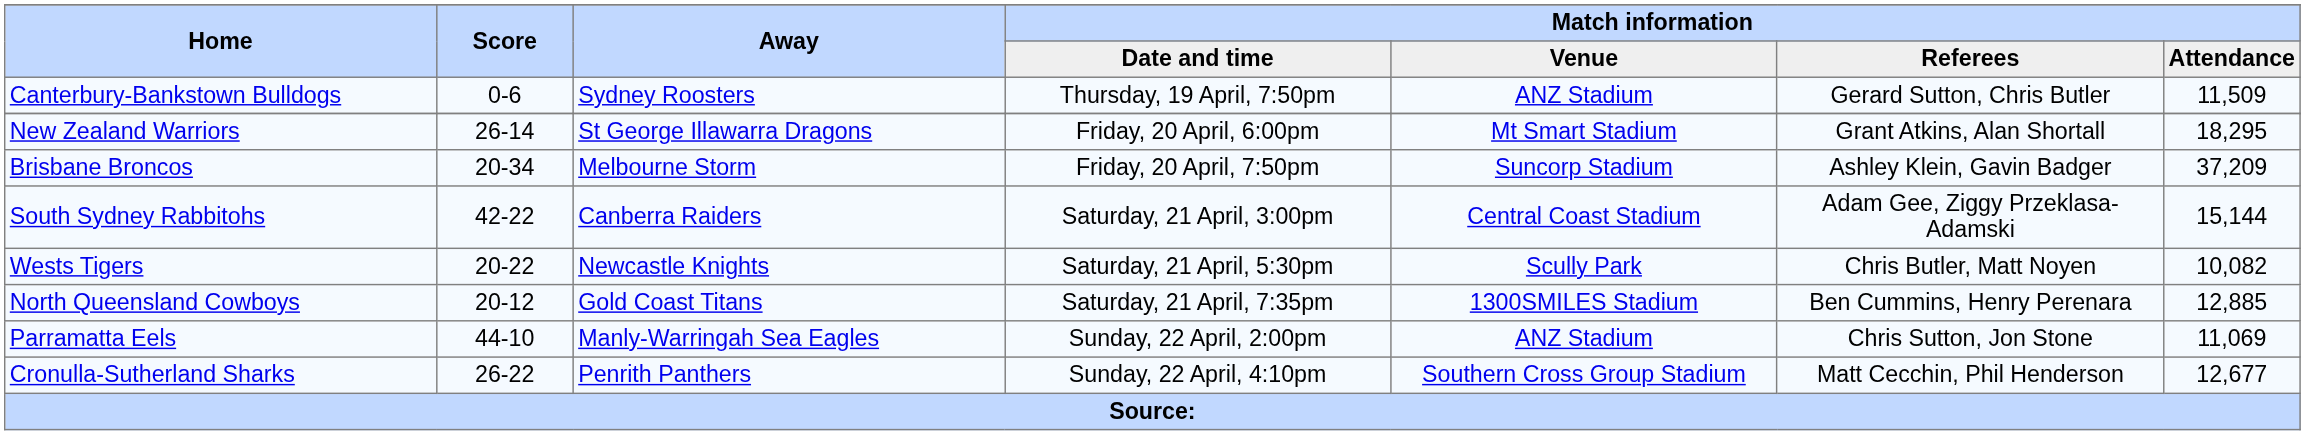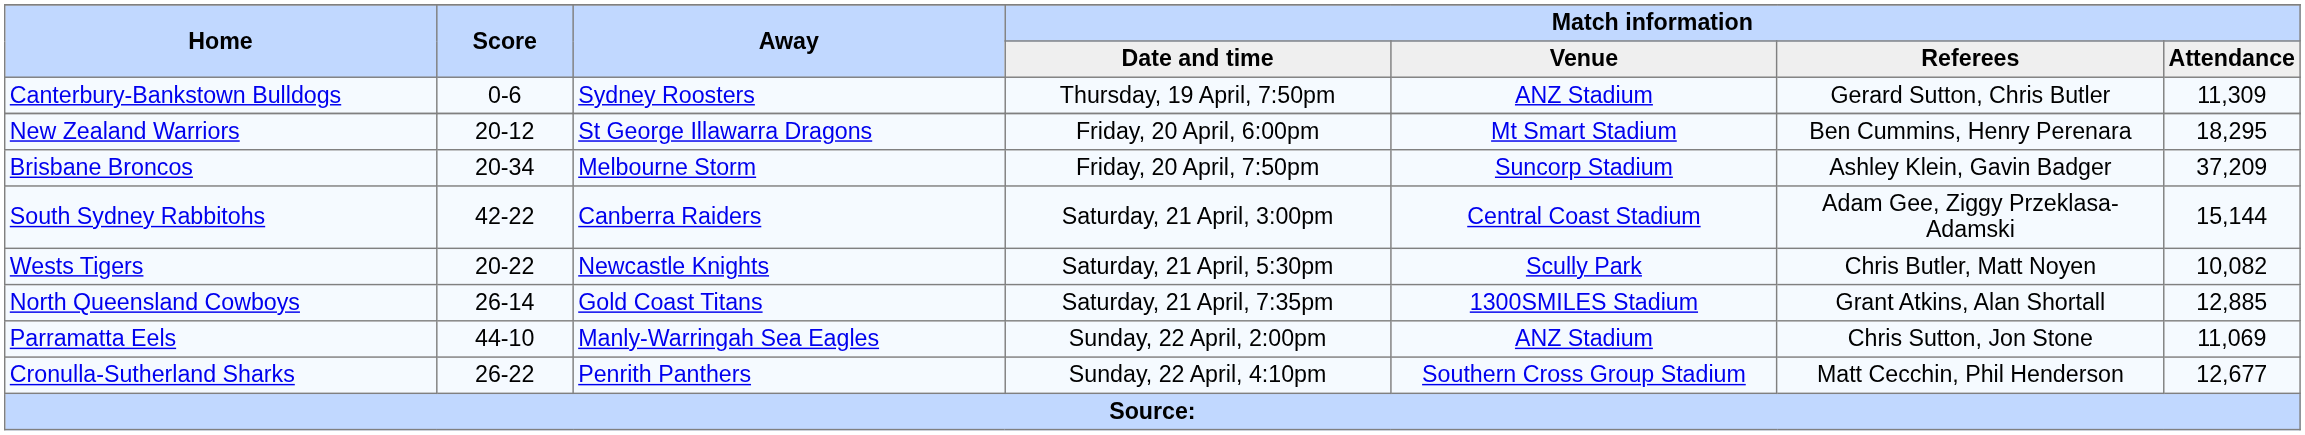(2232, 95) 11,509 -> (2232, 95) 11,309
(505, 131) 26-14 -> (505, 131) 20-12
(1970, 131) Grant Atkins, Alan Shortall -> (1970, 131) Ben Cummins, Henry Perenara
(505, 302) 20-12 -> (505, 302) 26-14
(1970, 302) Ben Cummins, Henry Perenara -> (1970, 302) Grant Atkins, Alan Shortall
